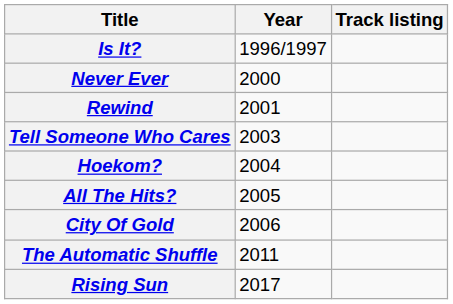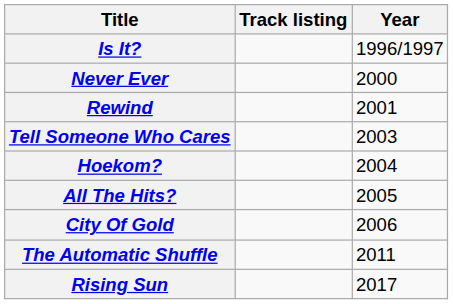columns swapped: (283, 19) <-> (390, 19)
